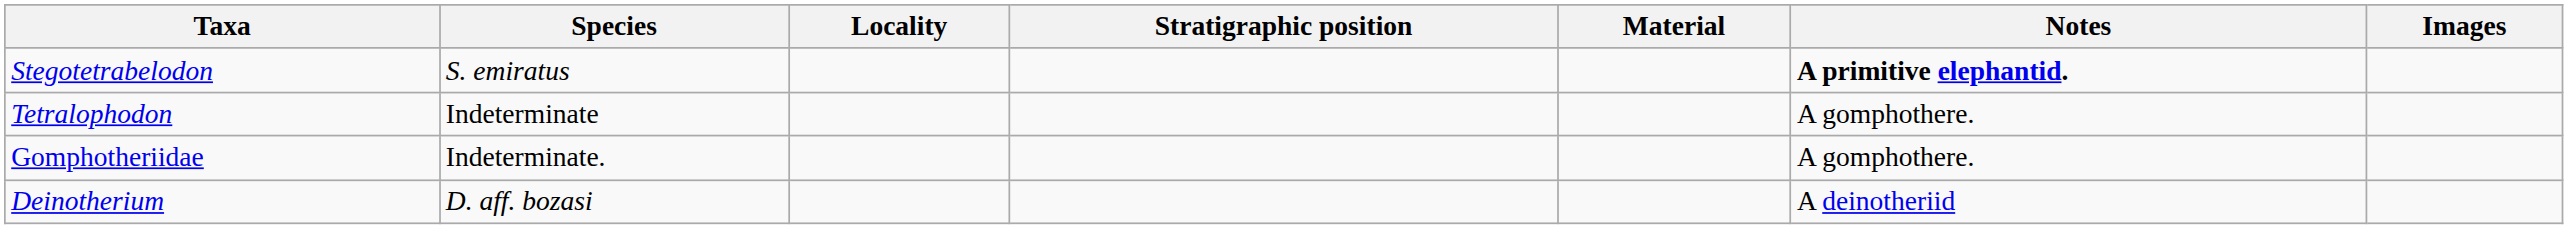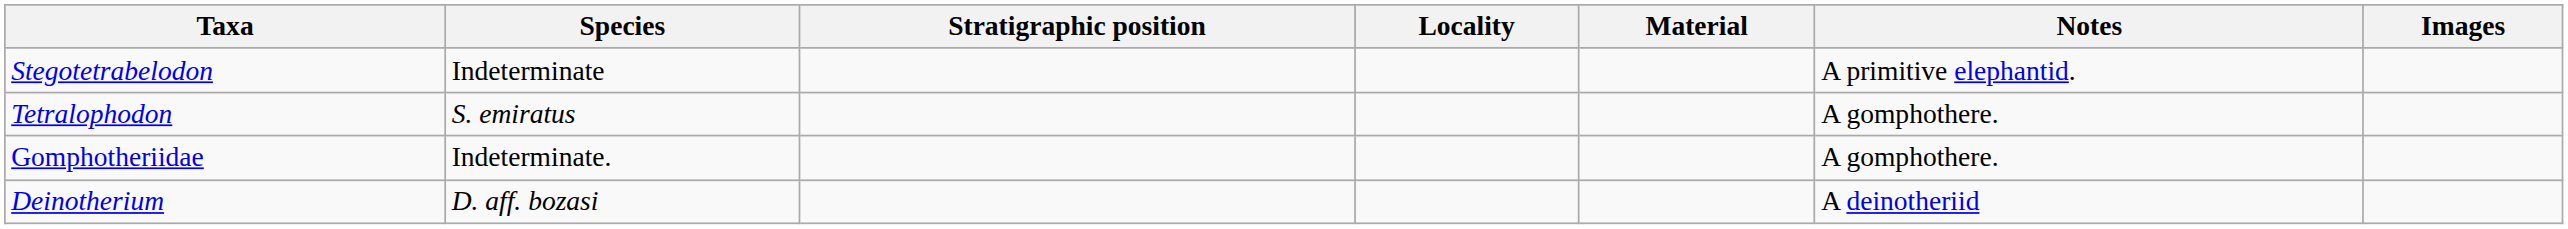columns swapped: (899, 26) <-> (1284, 26)
(508, 69) S. emiratus -> (528, 69) Indeterminate
(1933, 69) bold -> (1948, 69) normal
(522, 113) Indeterminate -> (514, 113) S. emiratus
